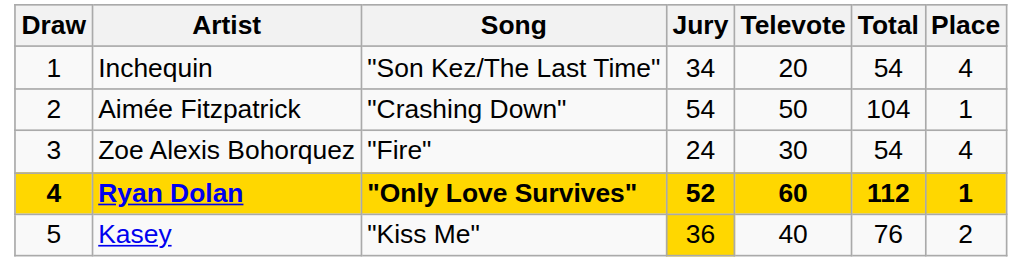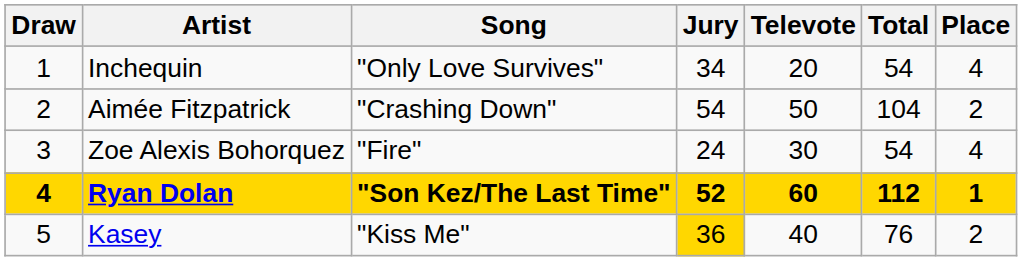(514, 67) "Son Kez/The Last Time" -> (480, 67) "Only Love Survives"
(966, 109) 1 -> (976, 109) 2
(502, 192) "Only Love Survives" -> (514, 192) "Son Kez/The Last Time"
